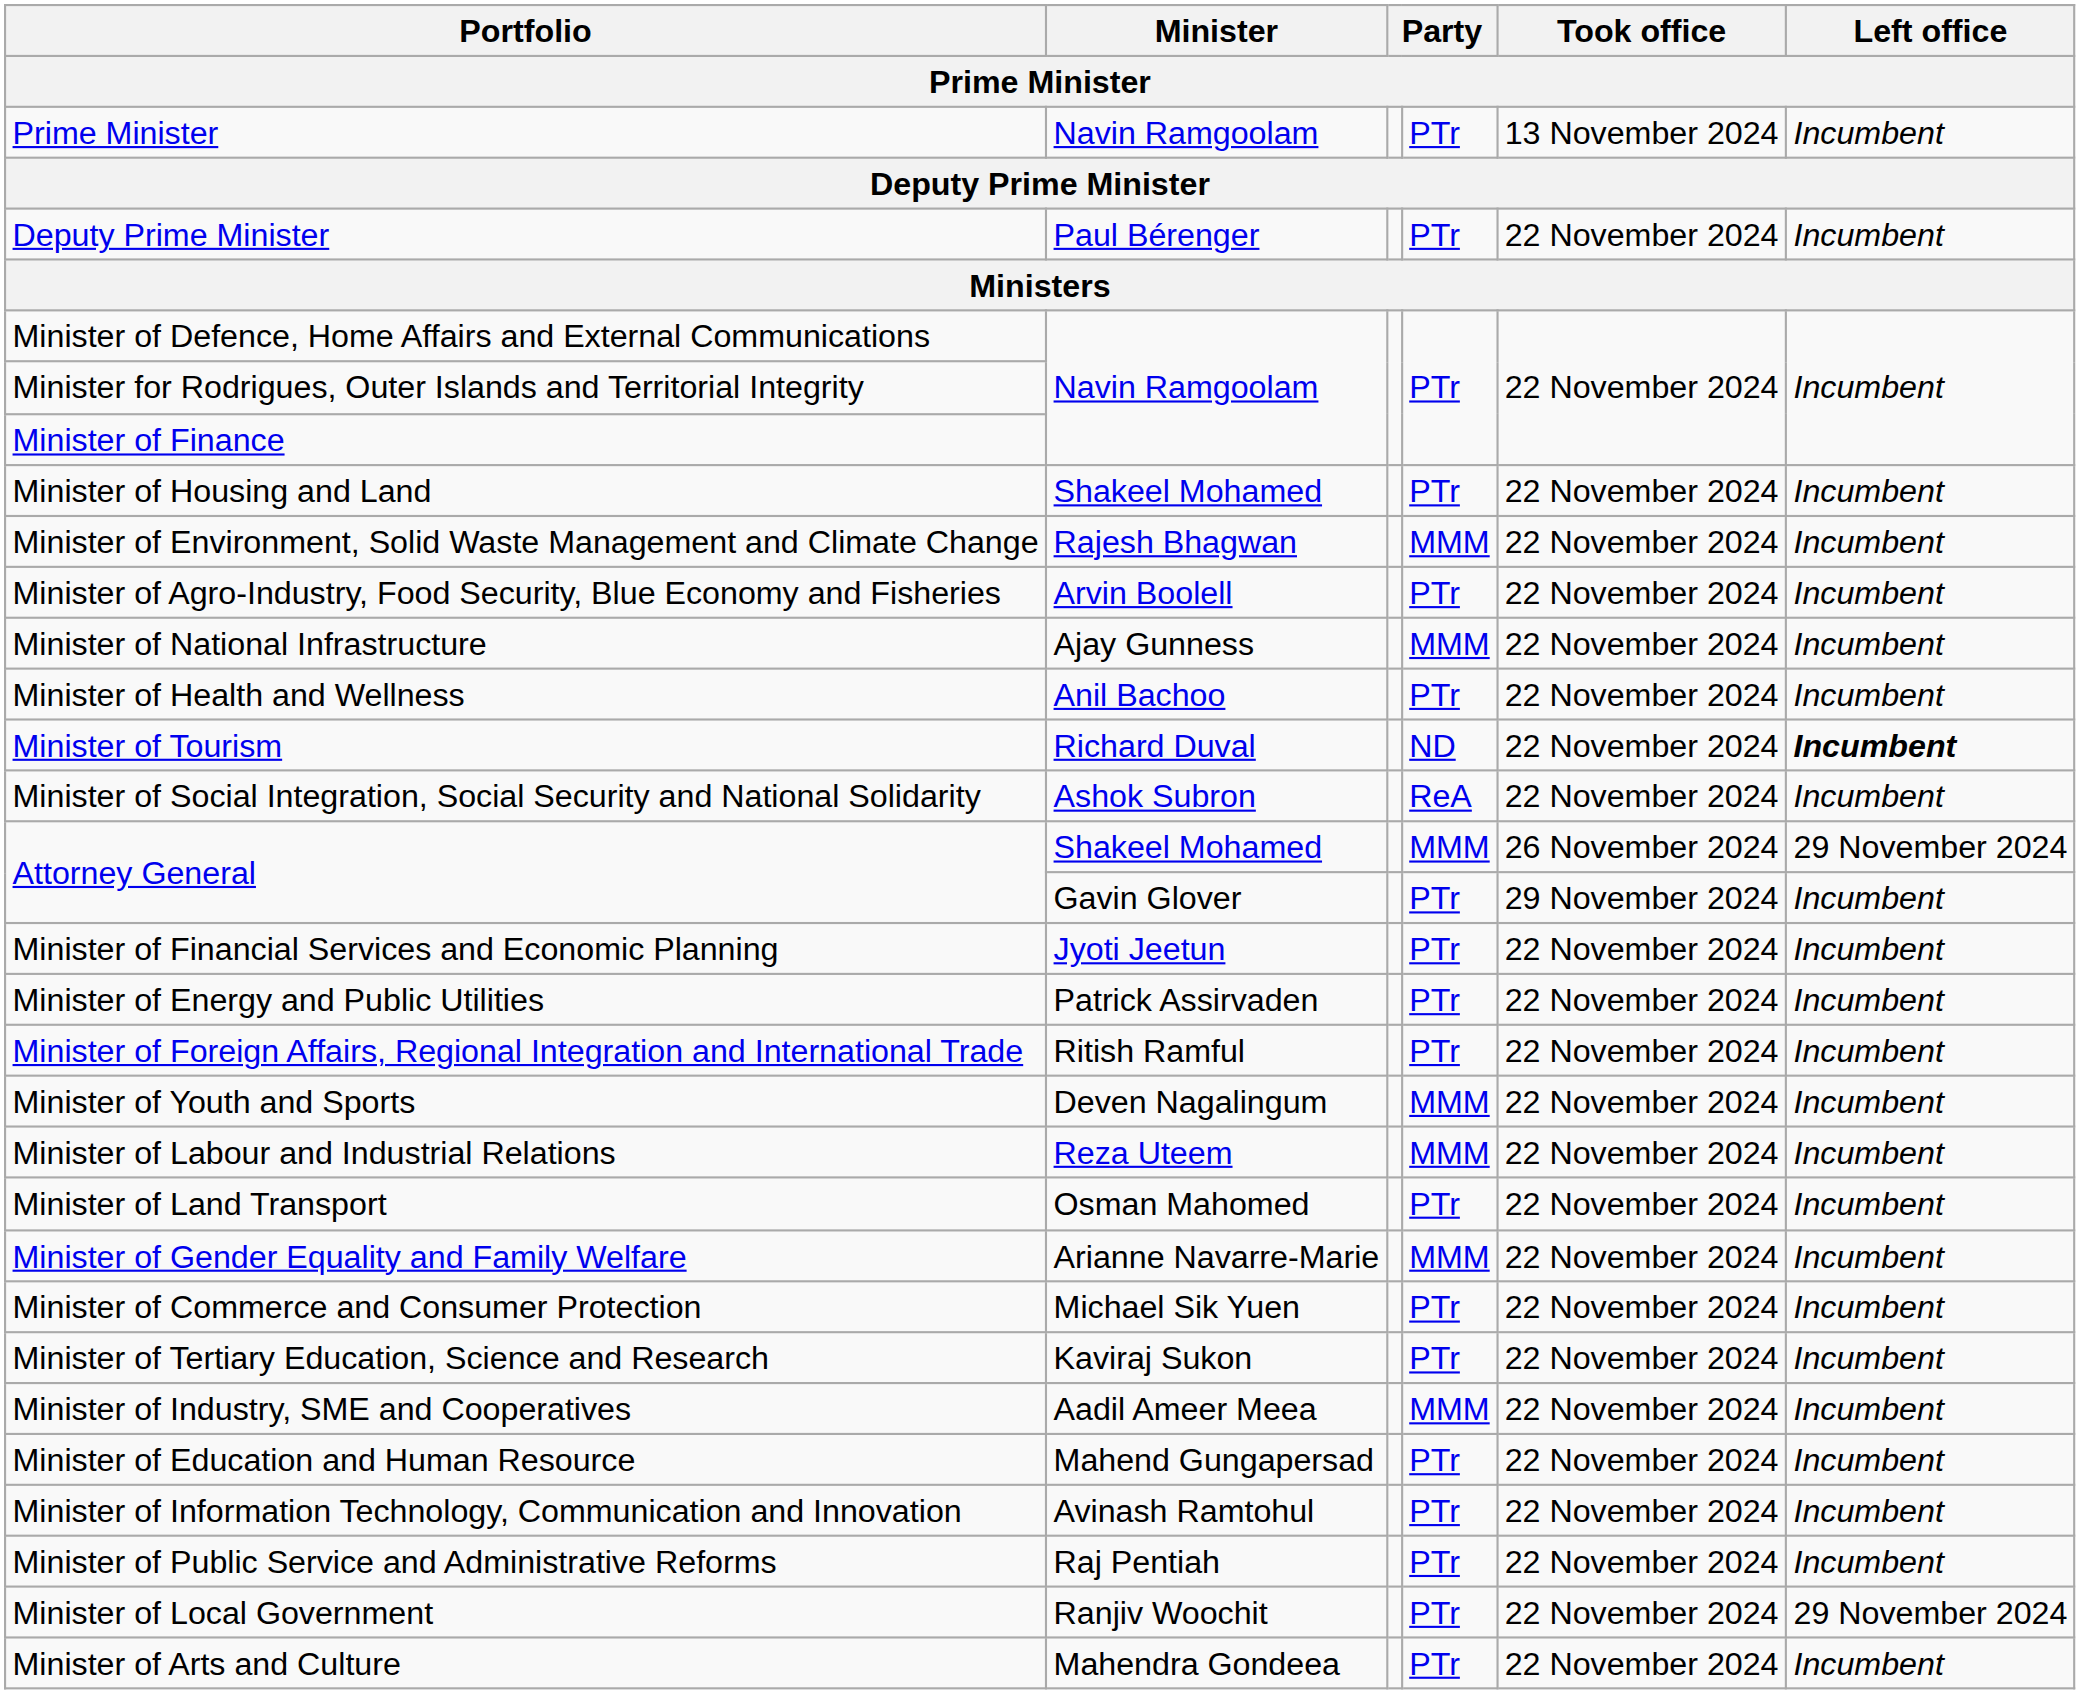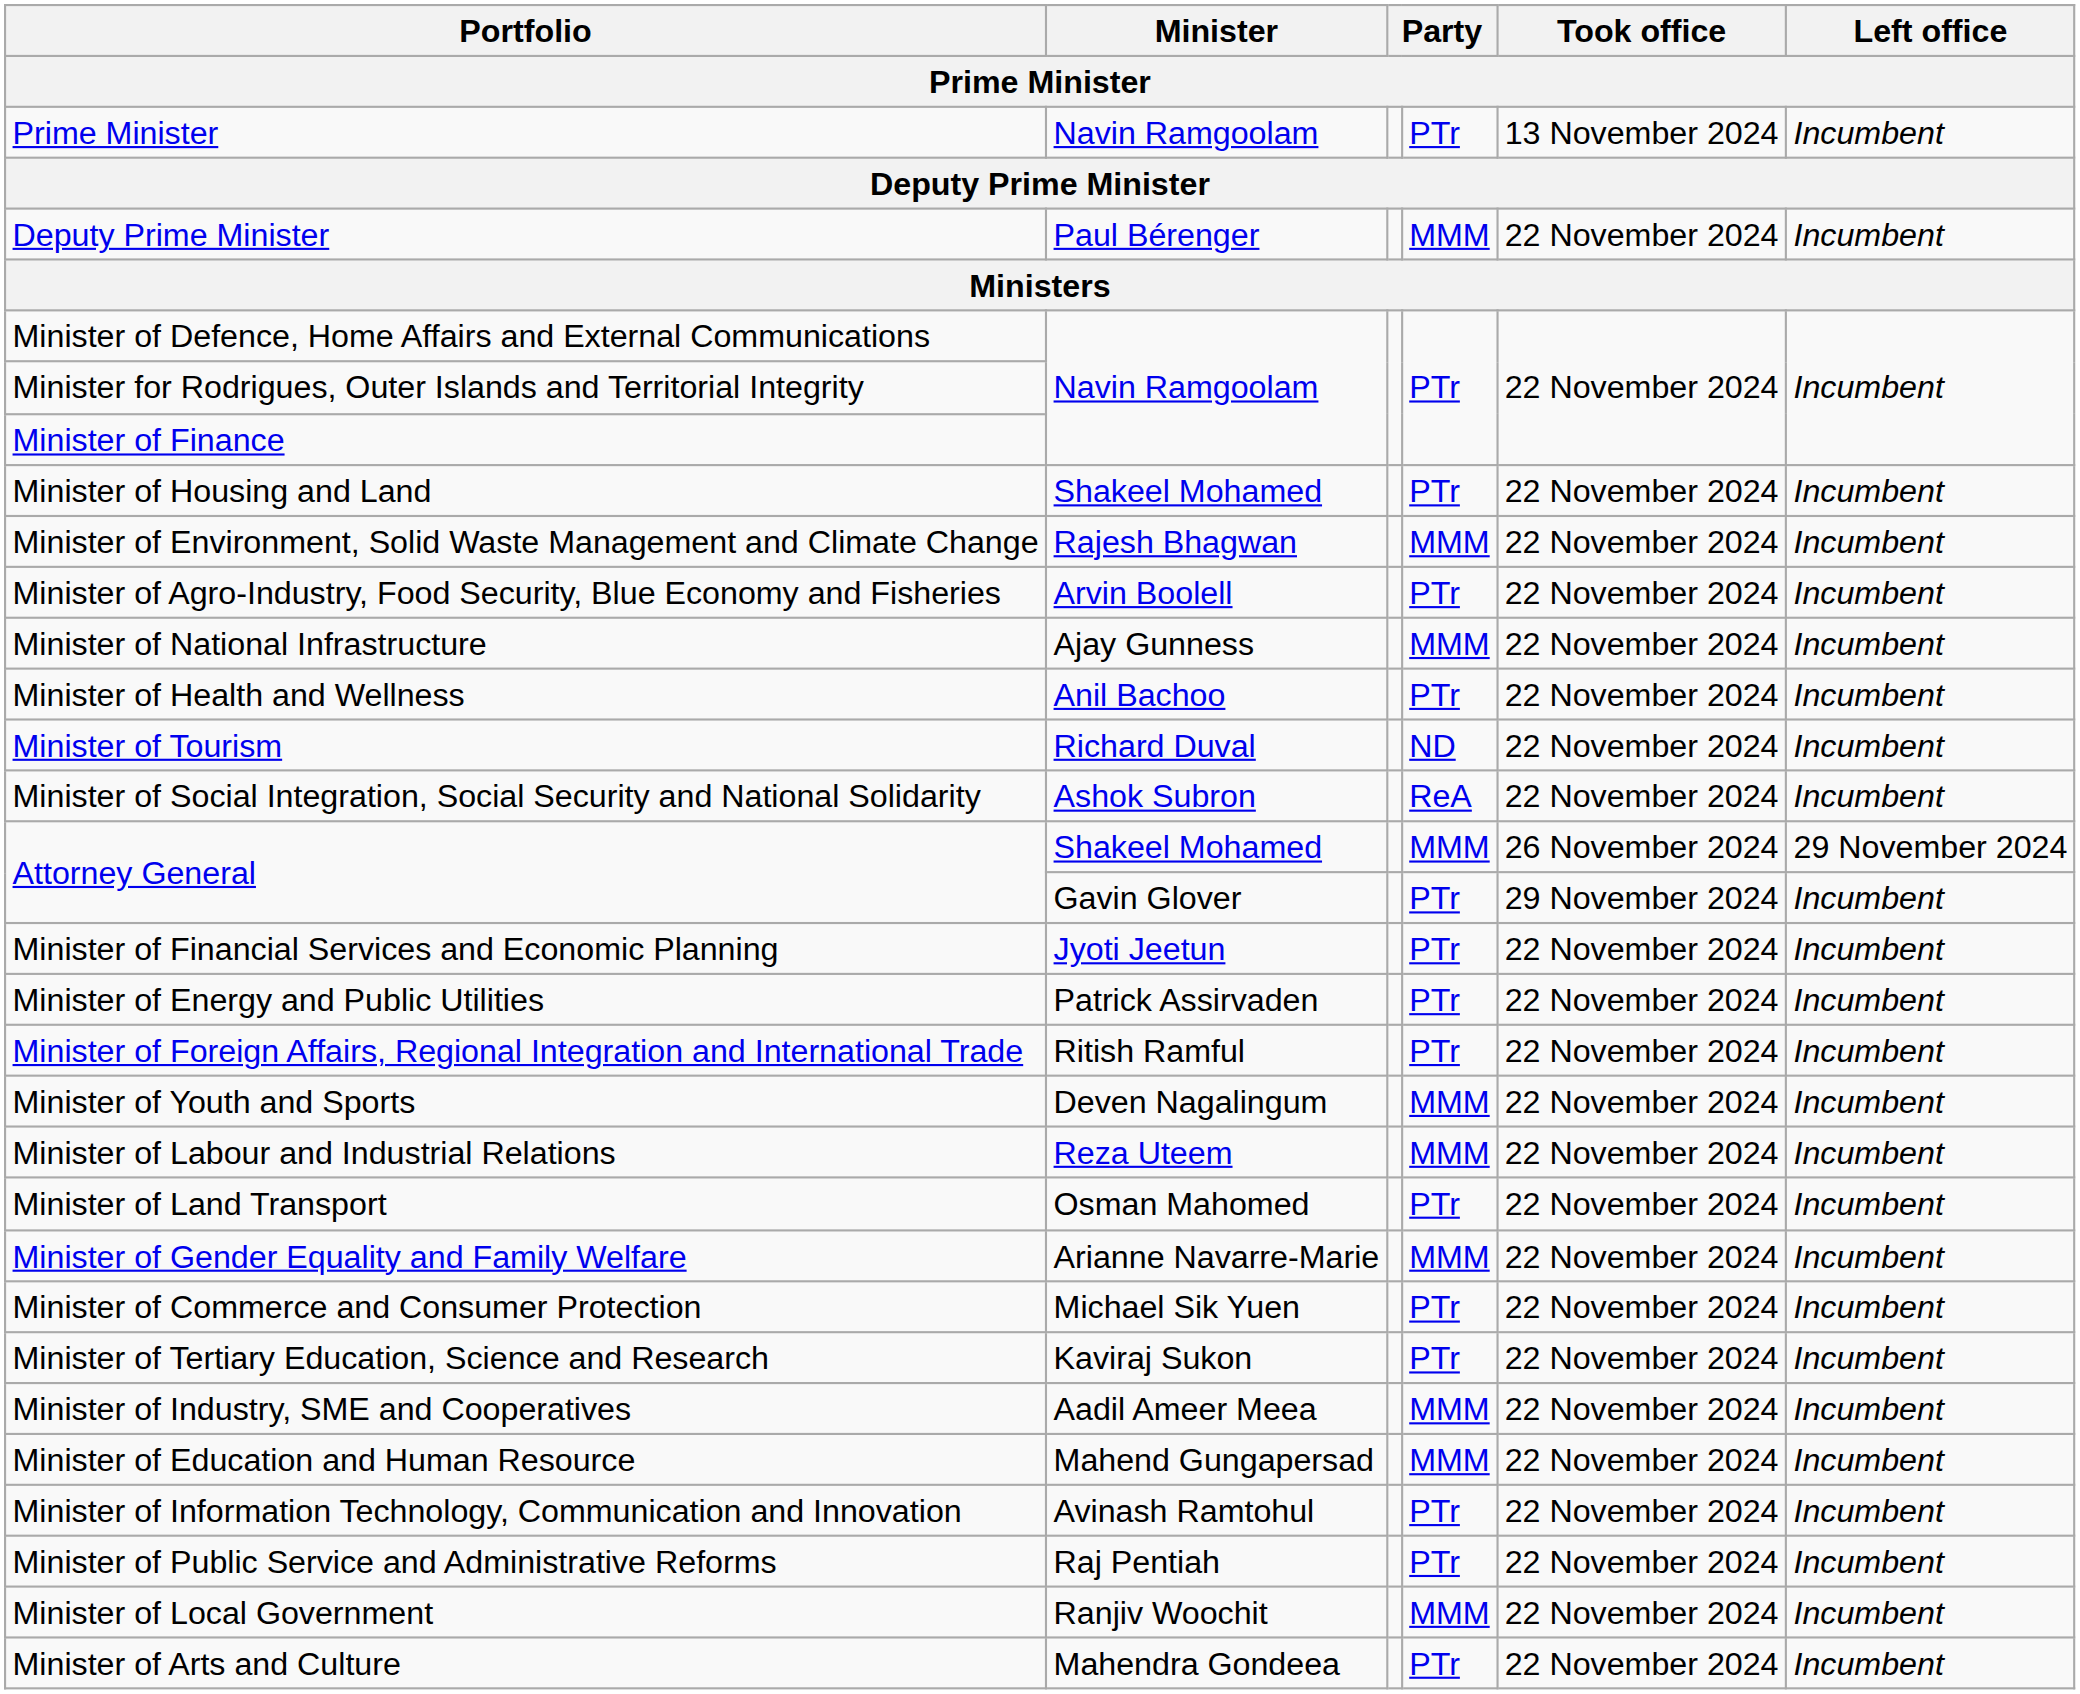(1435, 235) PTr -> (1449, 235) MMM
(1875, 745) bold -> (1869, 745) normal
(1435, 1459) PTr -> (1449, 1459) MMM
(1435, 1612) PTr -> (1449, 1612) MMM
(1930, 1612) 29 November 2024 -> (1869, 1612) Incumbent
